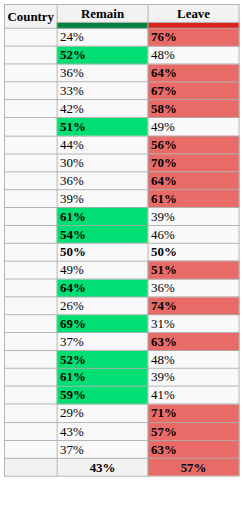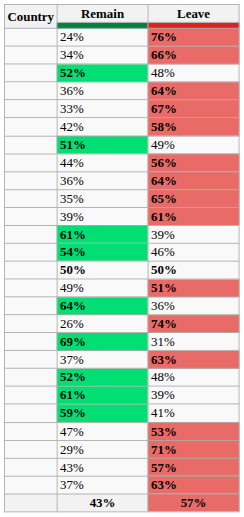+ row: (72, 55)
- row: (72, 162)
+ row: (72, 198)
+ row: (72, 431)
